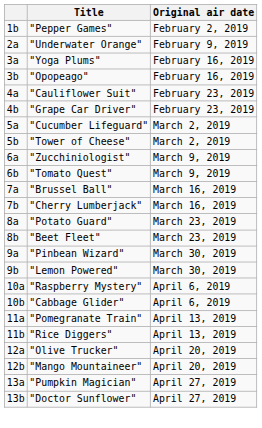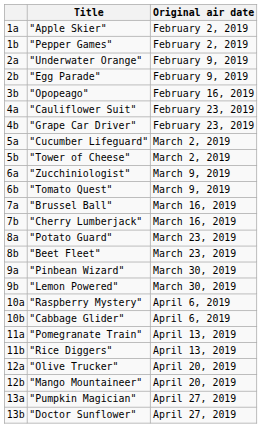+ row: (68, 29)
+ row: (65, 77)
- row: (65, 61)
